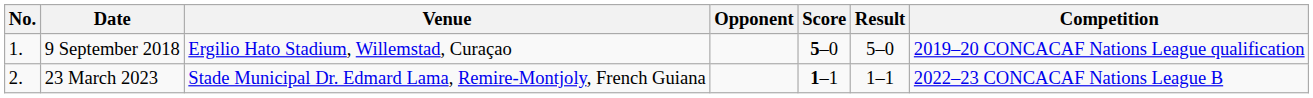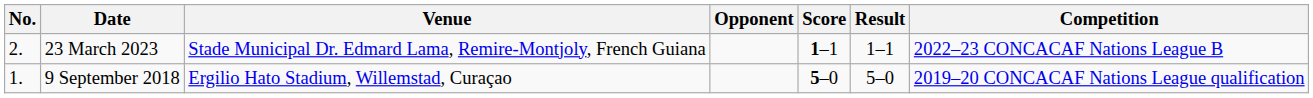rows swapped: (112, 48) <-> (101, 78)
